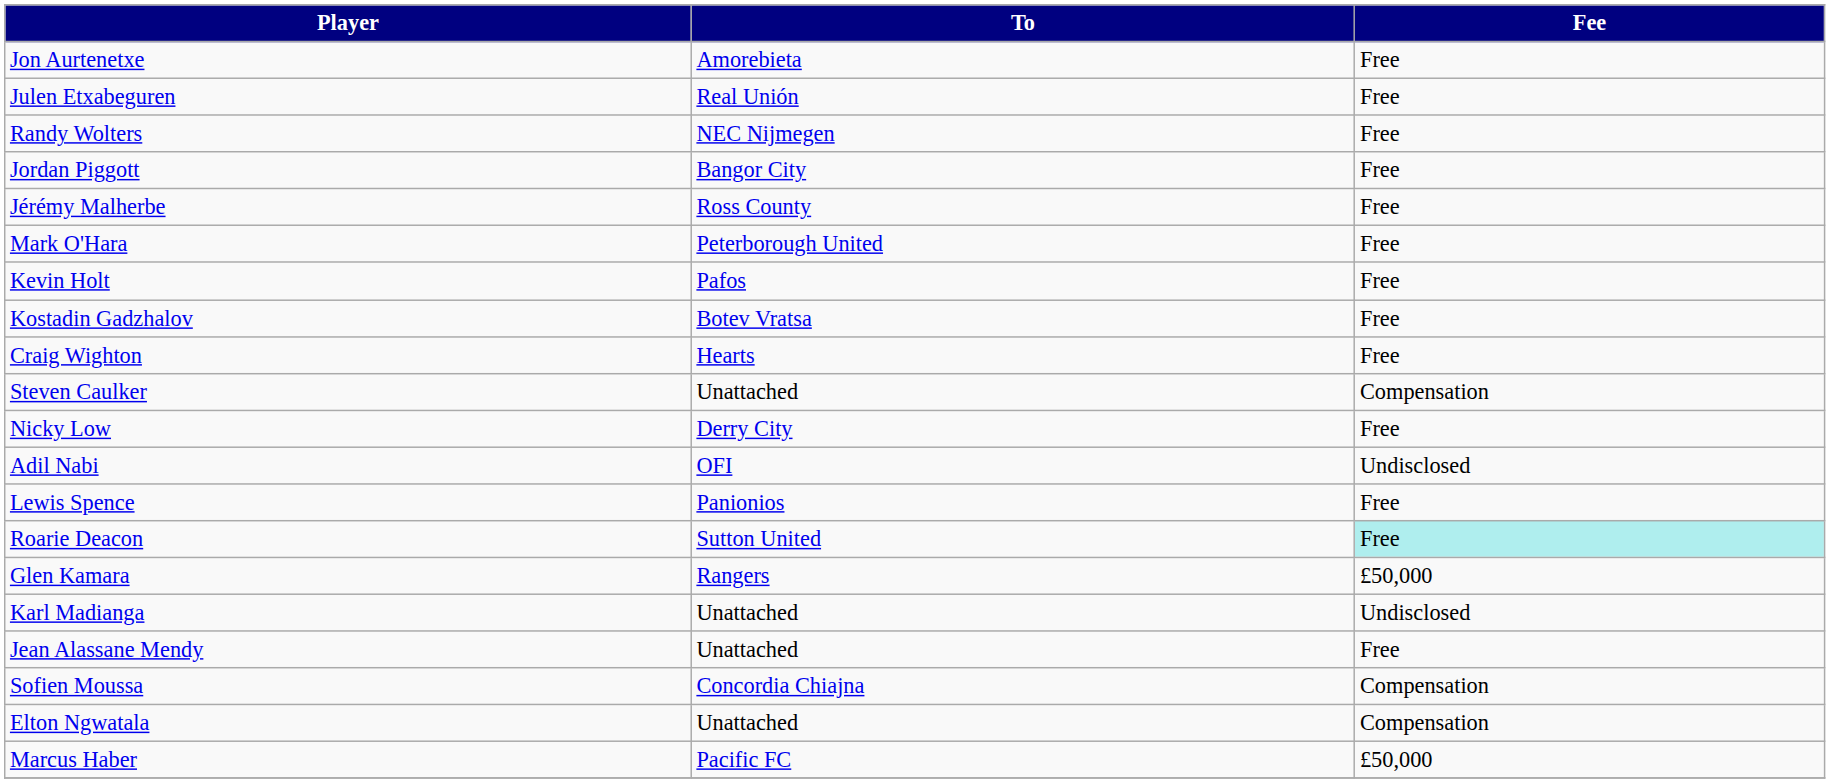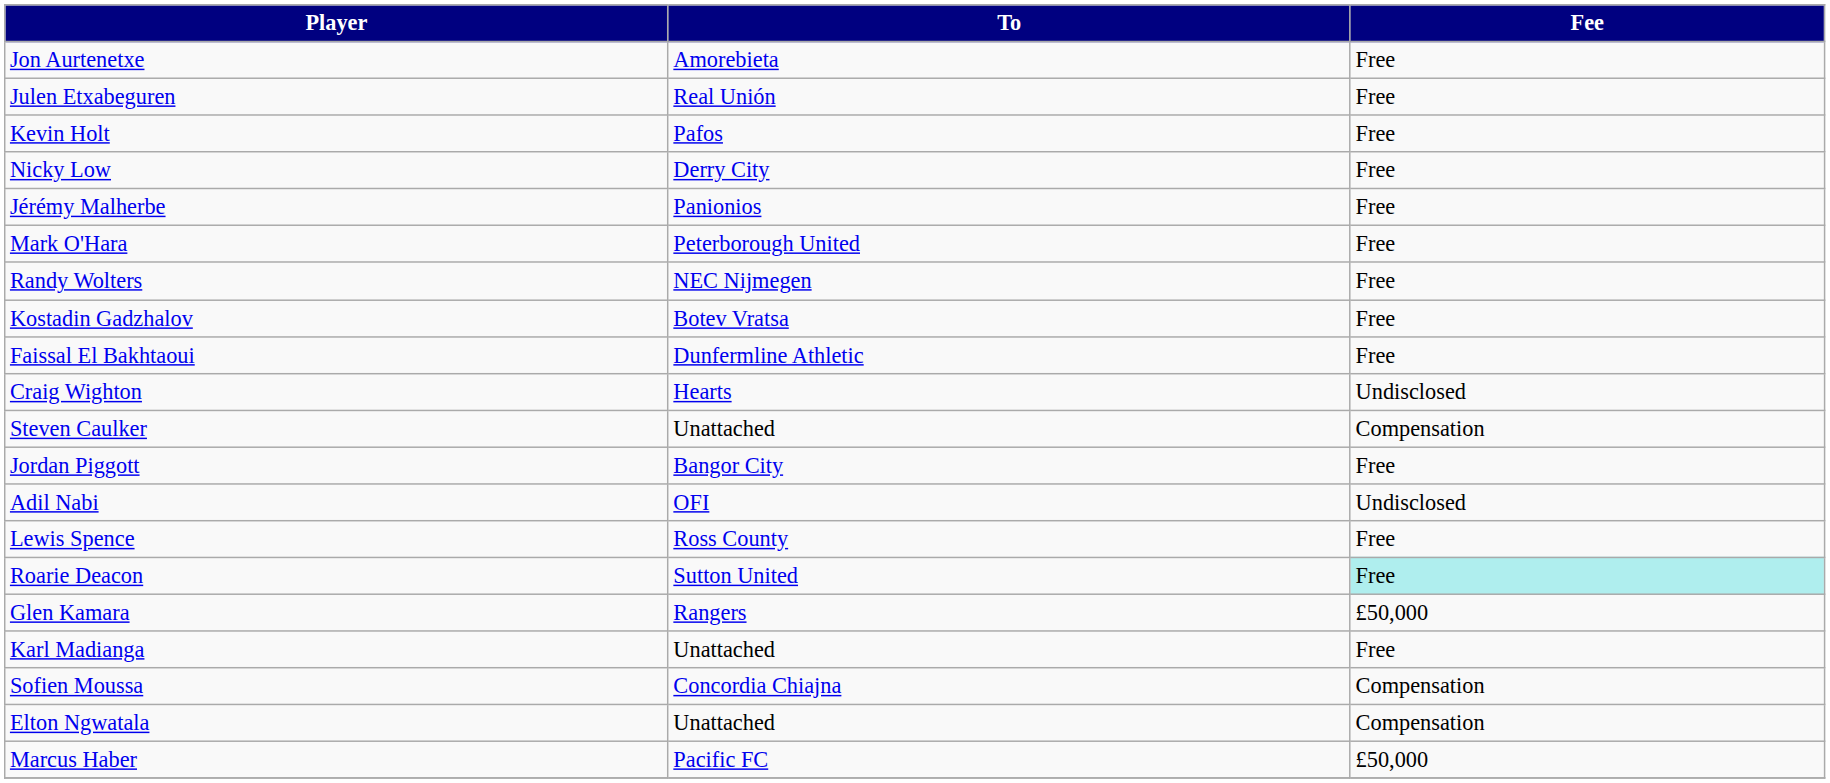rows swapped: (60, 281) <-> (76, 133)
rows swapped: (60, 428) <-> (75, 170)
(754, 207) Ross County -> (717, 207) Panionios
+ row: (102, 354)
(1380, 354) Free -> (1411, 391) Undisclosed
(740, 502) Panionios -> (731, 538) Ross County
(1415, 612) Undisclosed -> (1375, 649) Free
- row: (107, 649)
